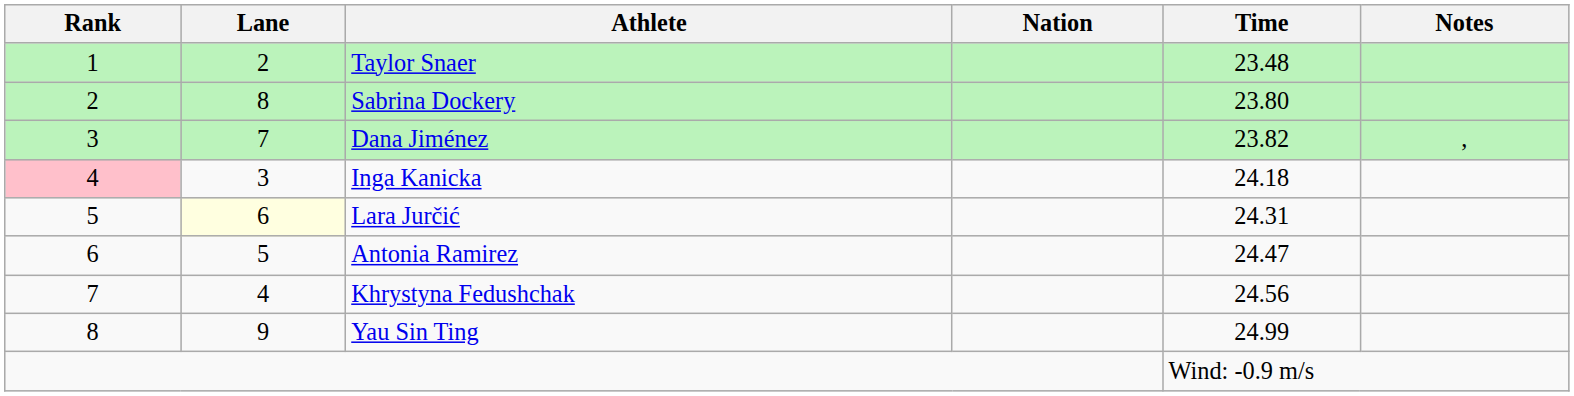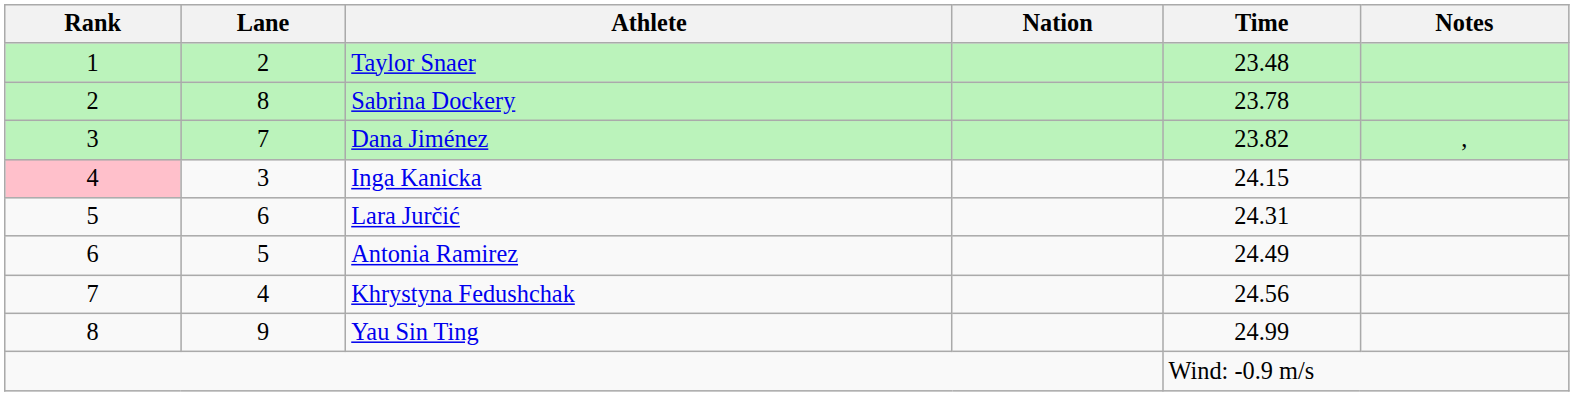(1262, 100) 23.80 -> (1262, 100) 23.78
(1262, 178) 24.18 -> (1262, 178) 24.15
(263, 216) lightyellow background -> (263, 216) no background
(1262, 255) 24.47 -> (1262, 255) 24.49
